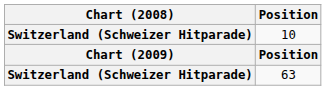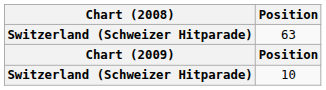rows swapped: (288, 75) <-> (288, 35)
